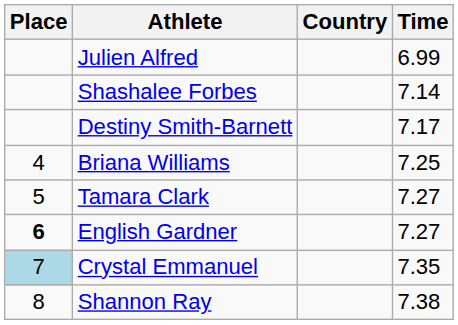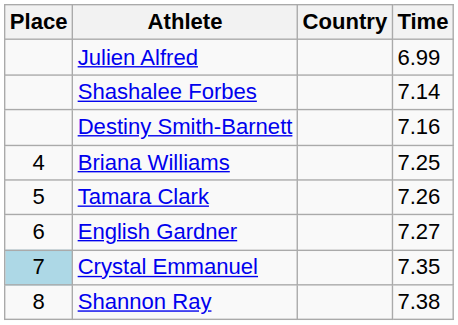(419, 127) 7.17 -> (419, 127) 7.16
(419, 197) 7.27 -> (419, 197) 7.26
(39, 232) bold -> (39, 232) normal
